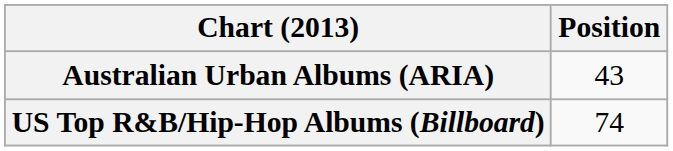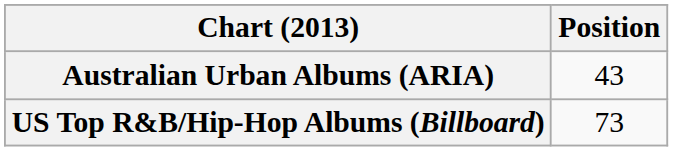(609, 121) 74 -> (609, 121) 73
